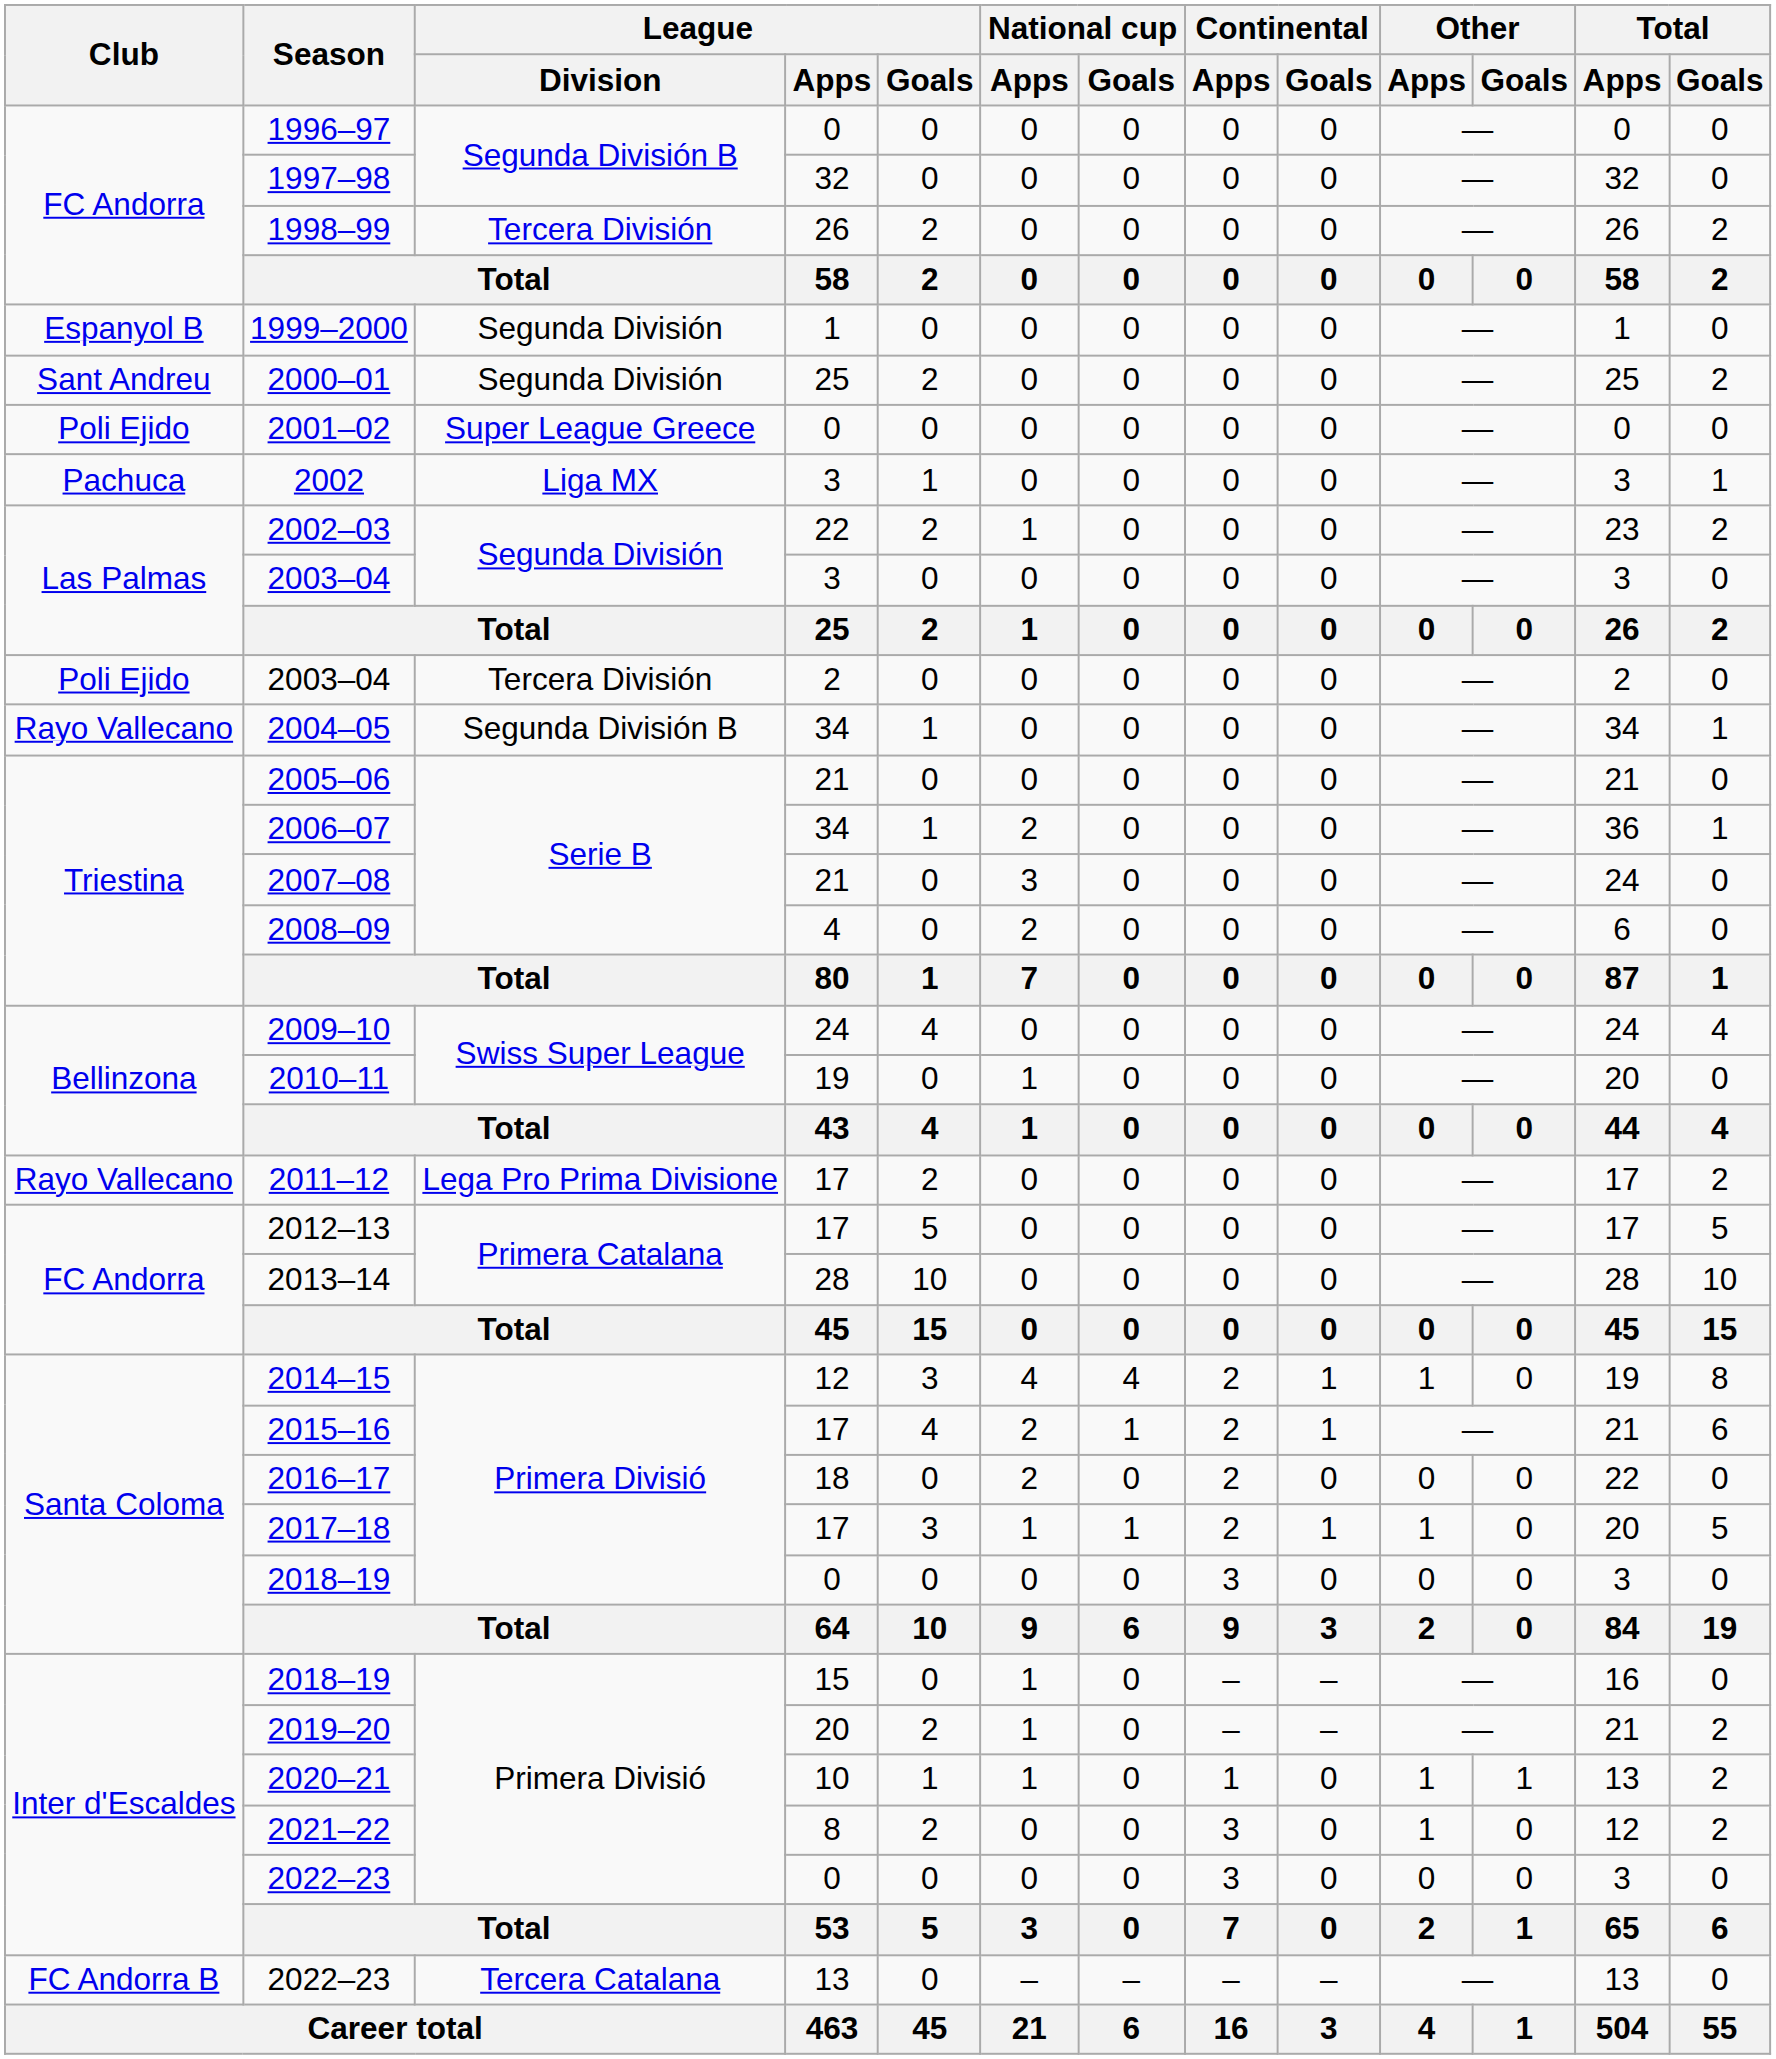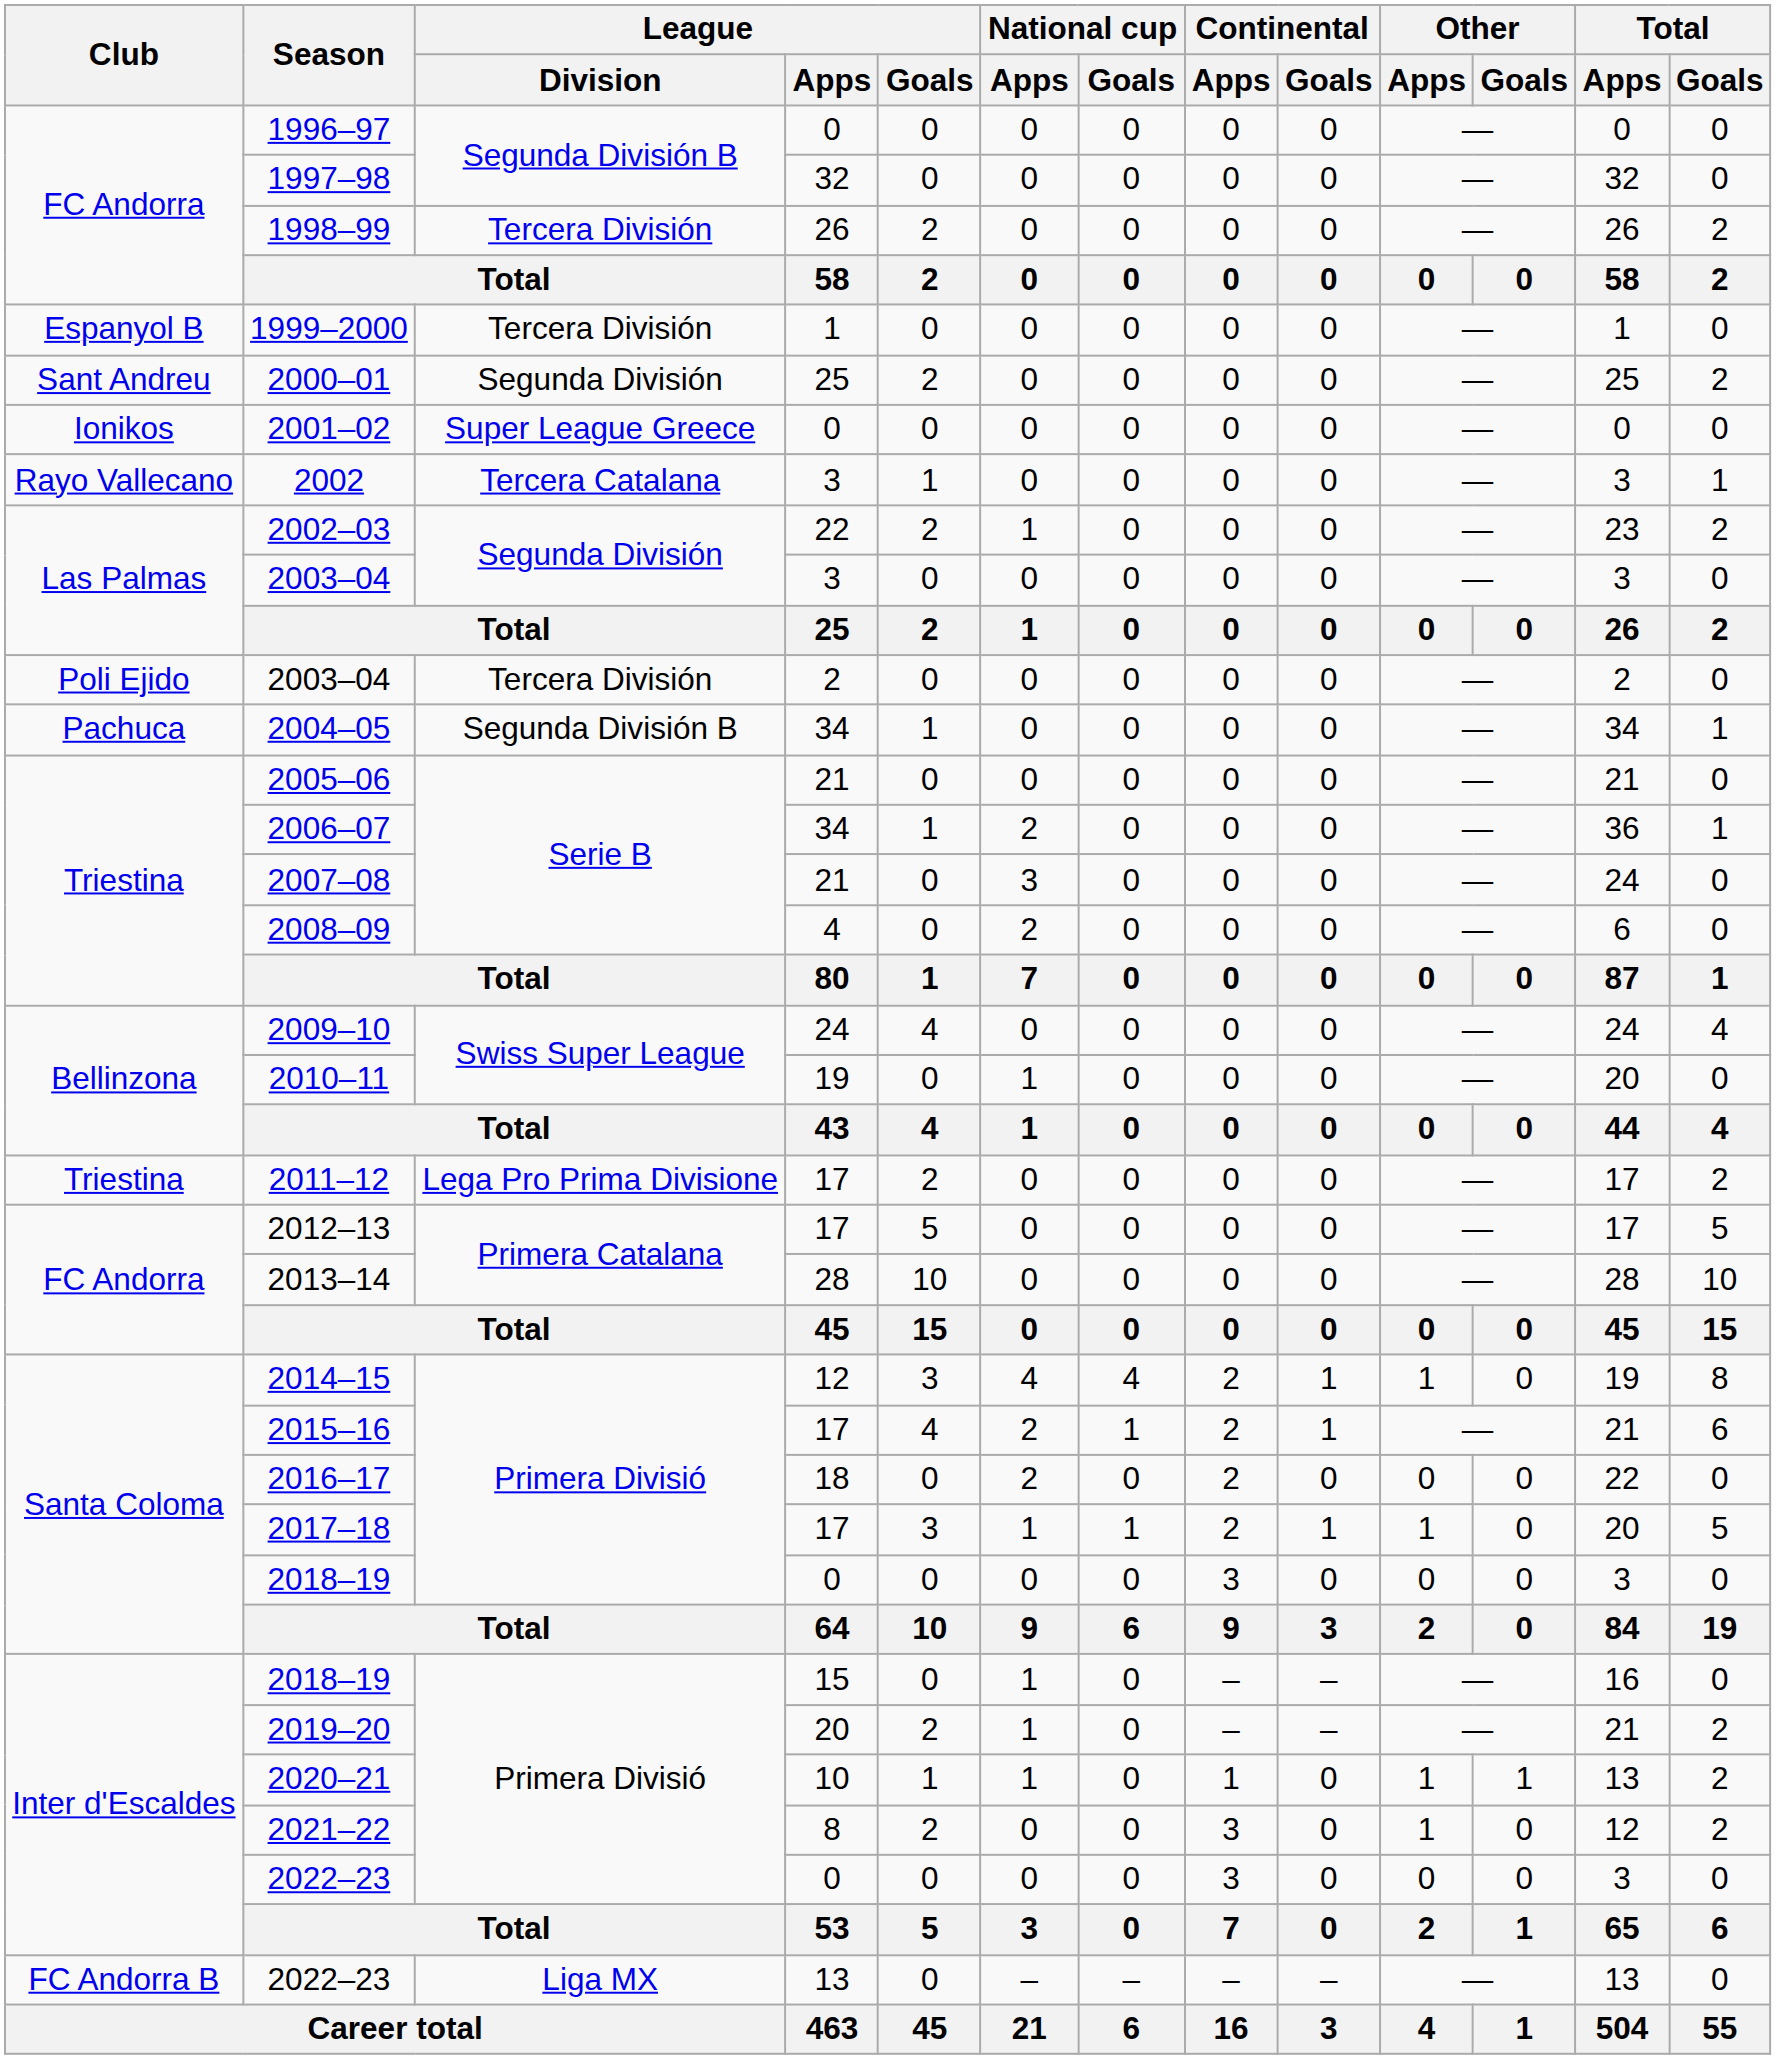(600, 329) Segunda División -> (600, 329) Tercera División
(124, 429) Poli Ejido -> (124, 429) Ionikos
(124, 479) Pachuca -> (124, 479) Rayo Vallecano
(600, 479) Liga MX -> (600, 479) Tercera Catalana
(124, 729) Rayo Vallecano -> (124, 729) Pachuca
(124, 1179) Rayo Vallecano -> (124, 1179) Triestina
(600, 1979) Tercera Catalana -> (600, 1979) Liga MX
